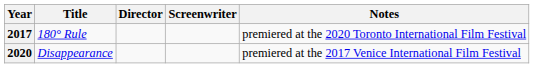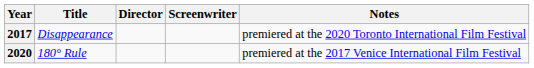(62, 33) 180° Rule -> (75, 33) Disappearance
(75, 53) Disappearance -> (62, 53) 180° Rule
